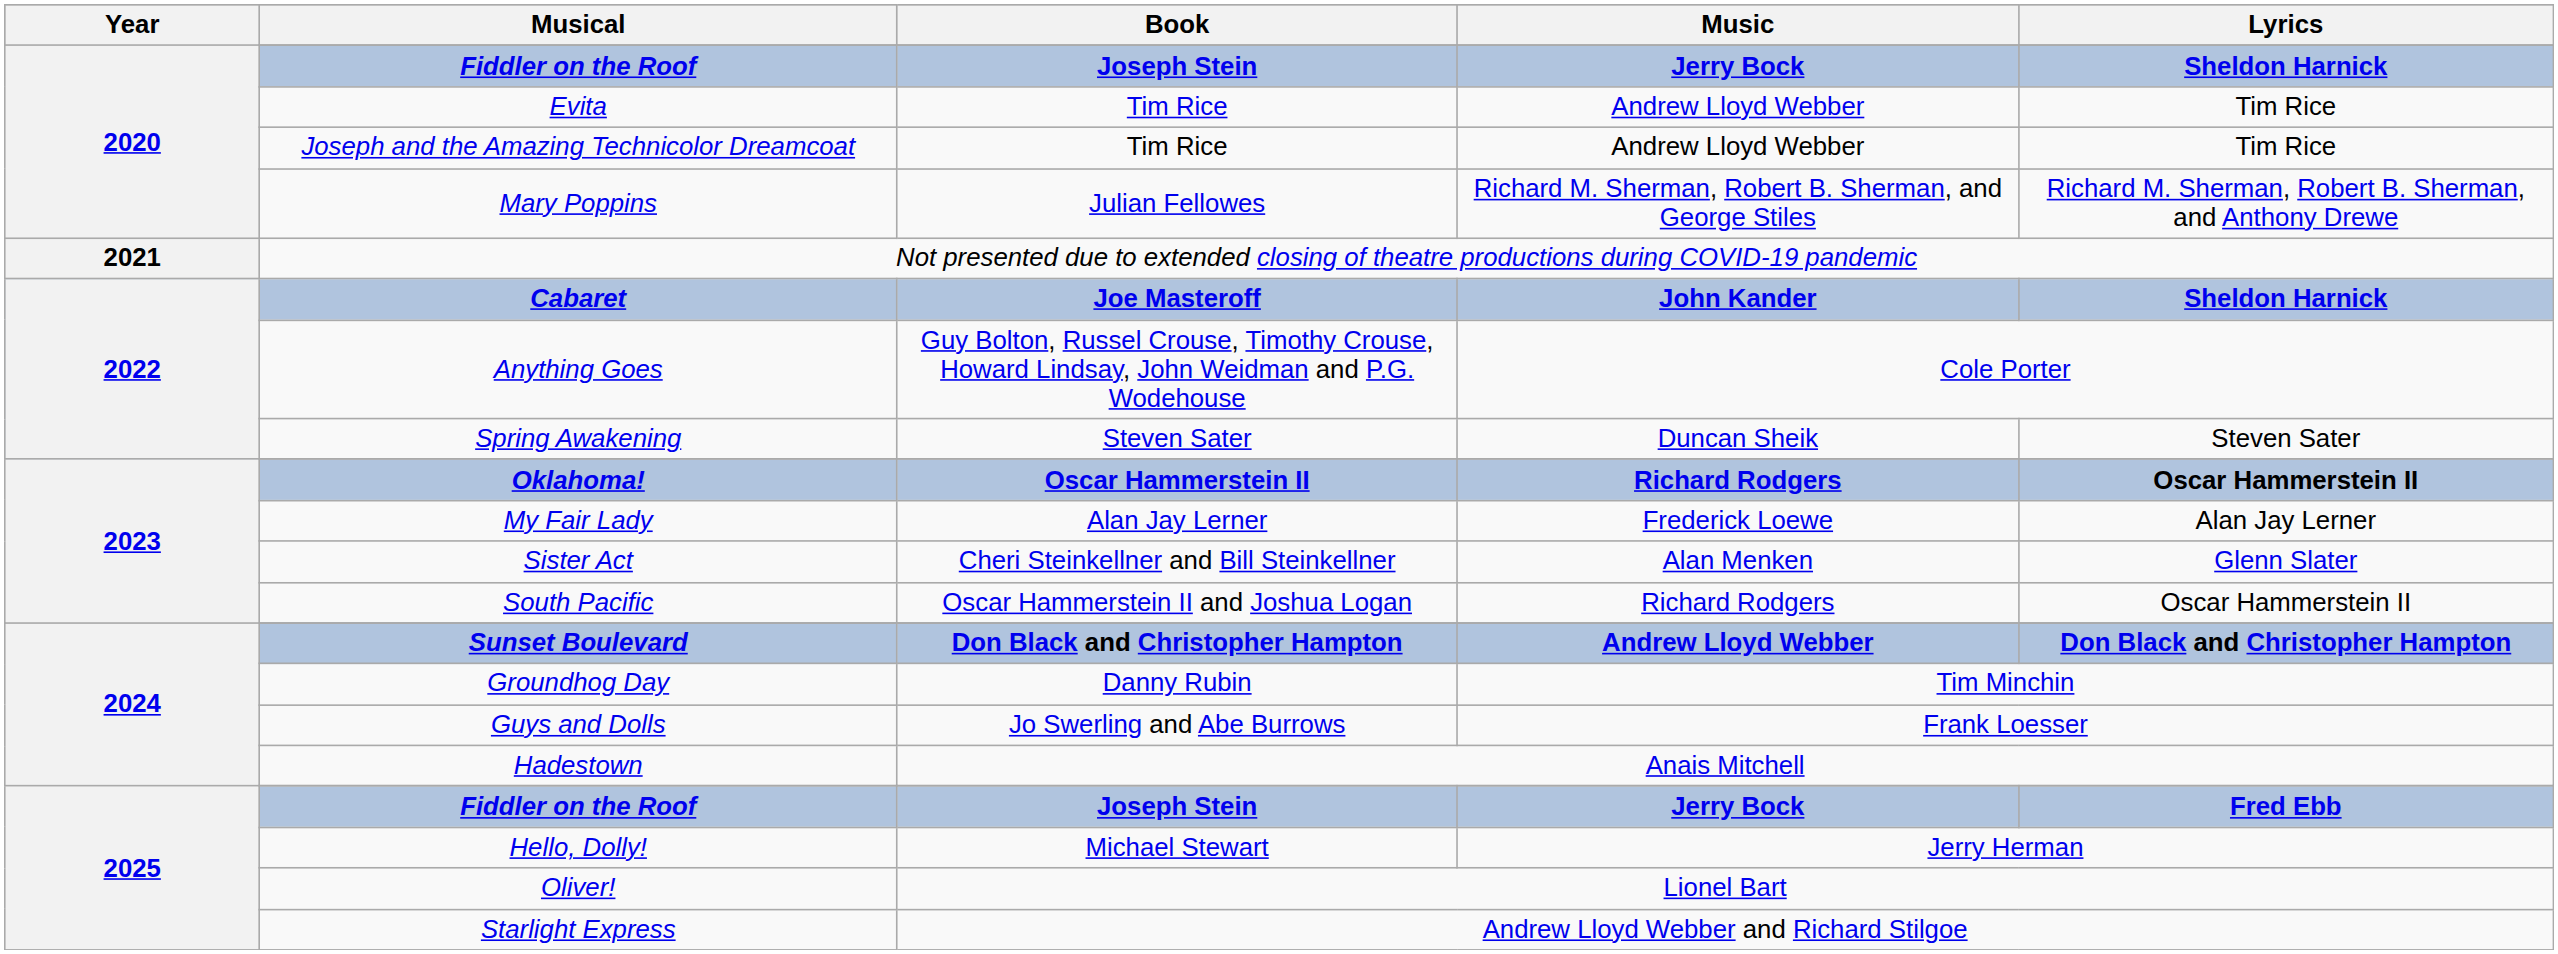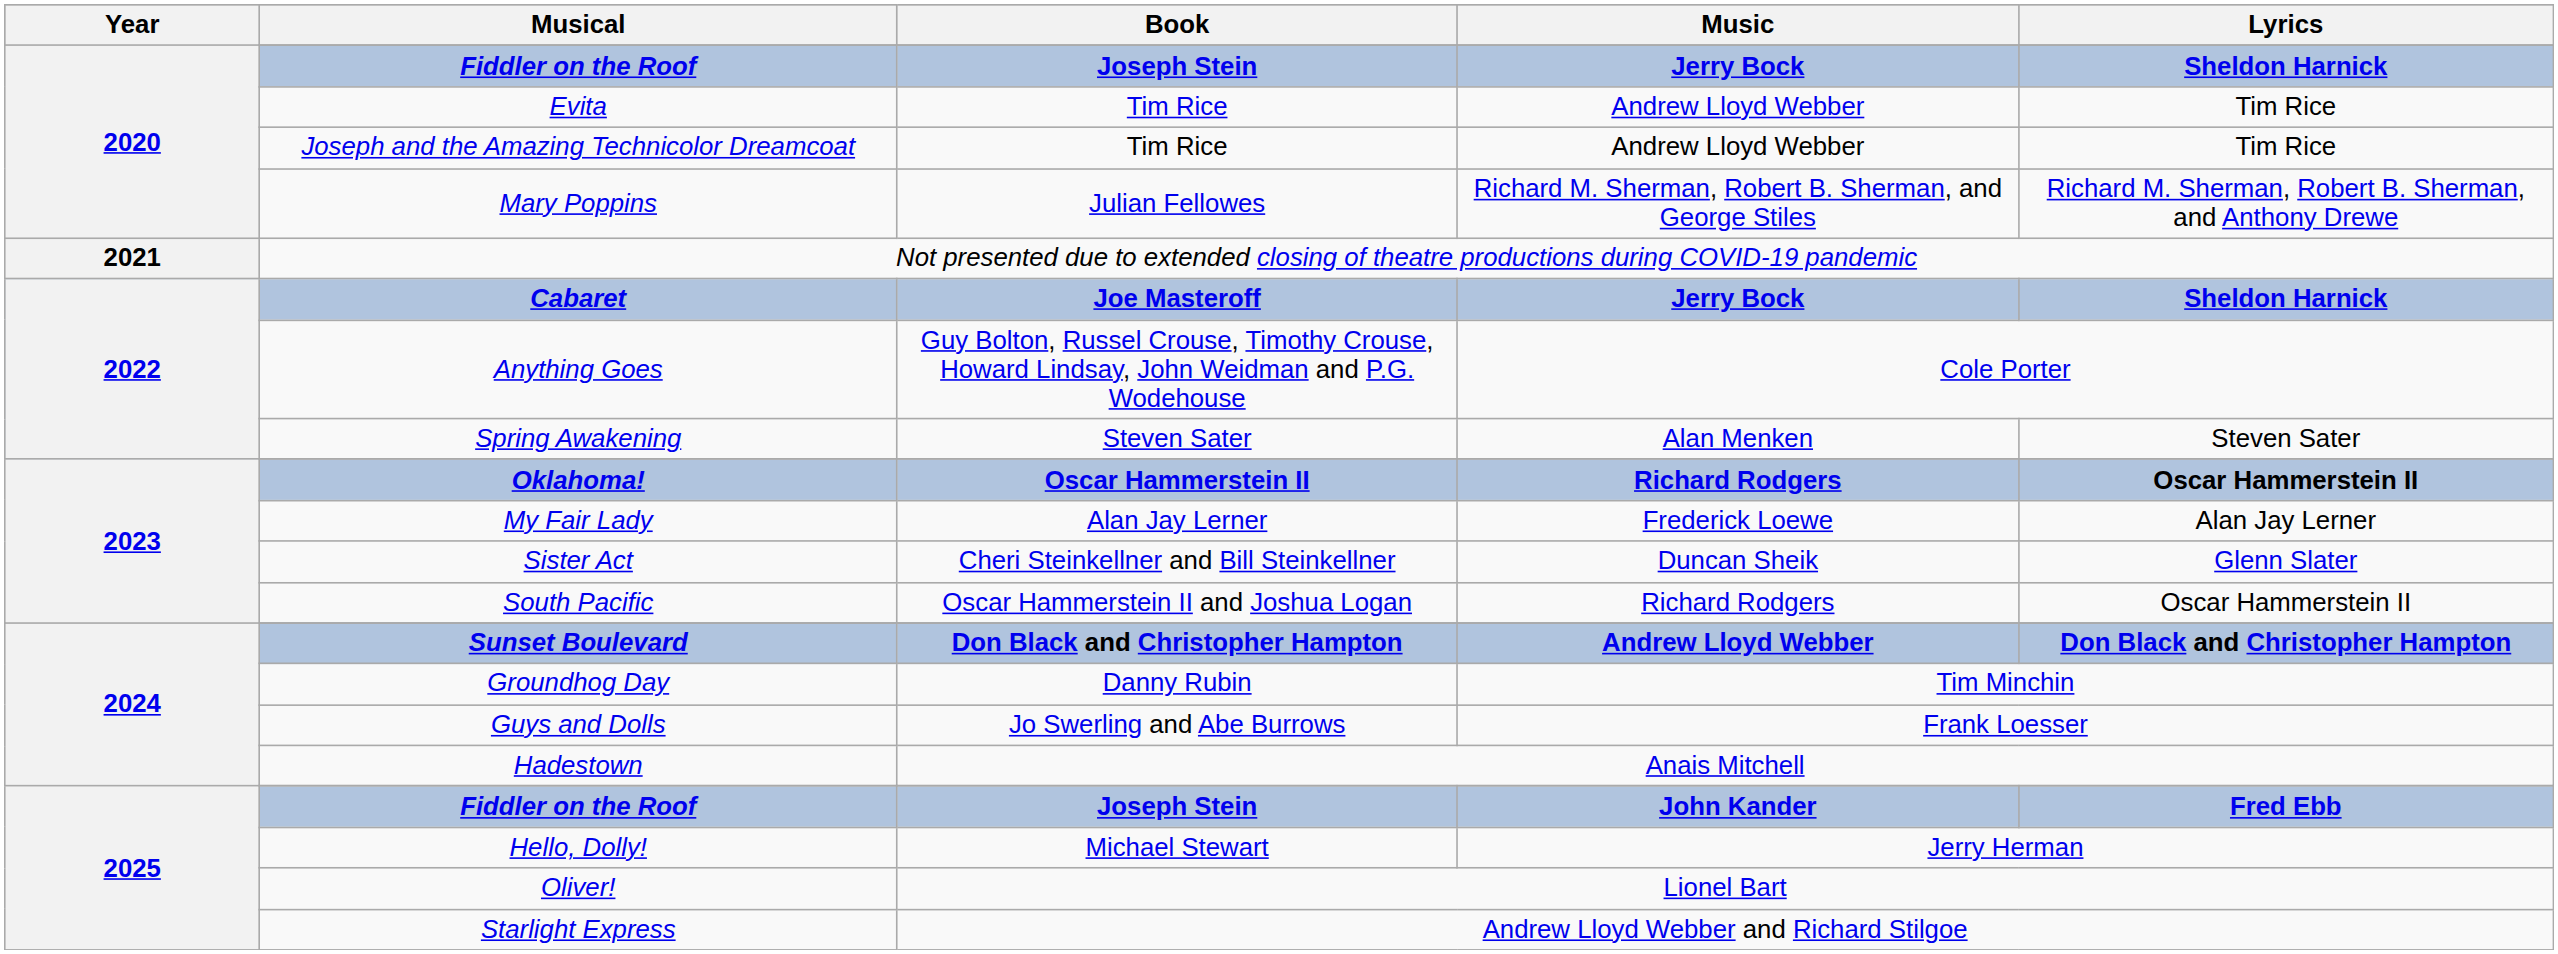(1738, 299) John Kander -> (1738, 299) Jerry Bock
(1738, 438) Duncan Sheik -> (1738, 438) Alan Menken
(1738, 561) Alan Menken -> (1738, 561) Duncan Sheik
(1738, 806) Jerry Bock -> (1738, 806) John Kander
